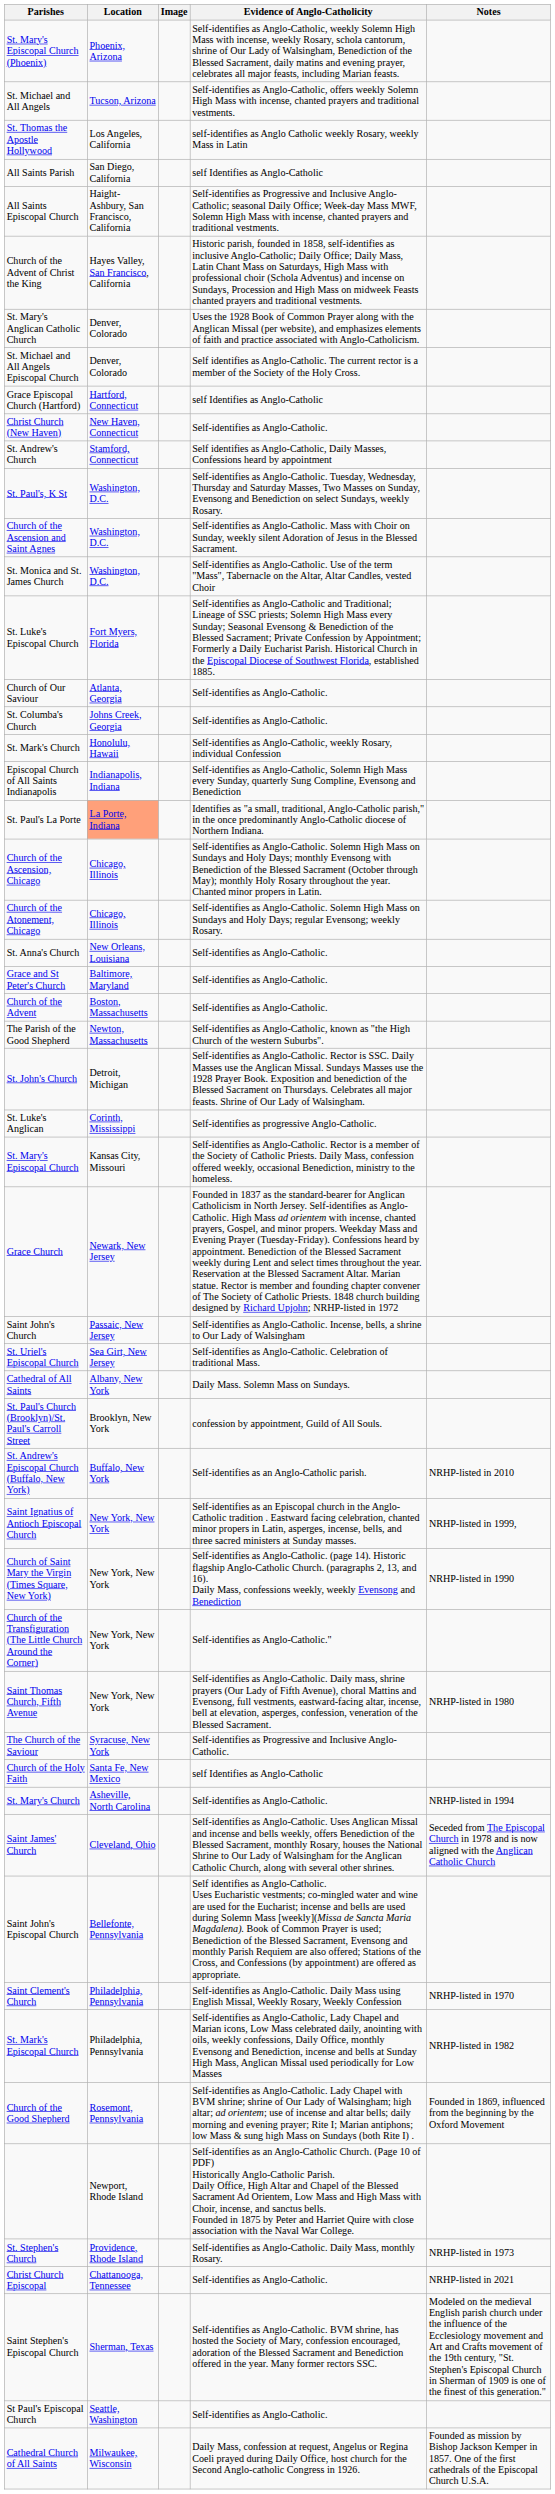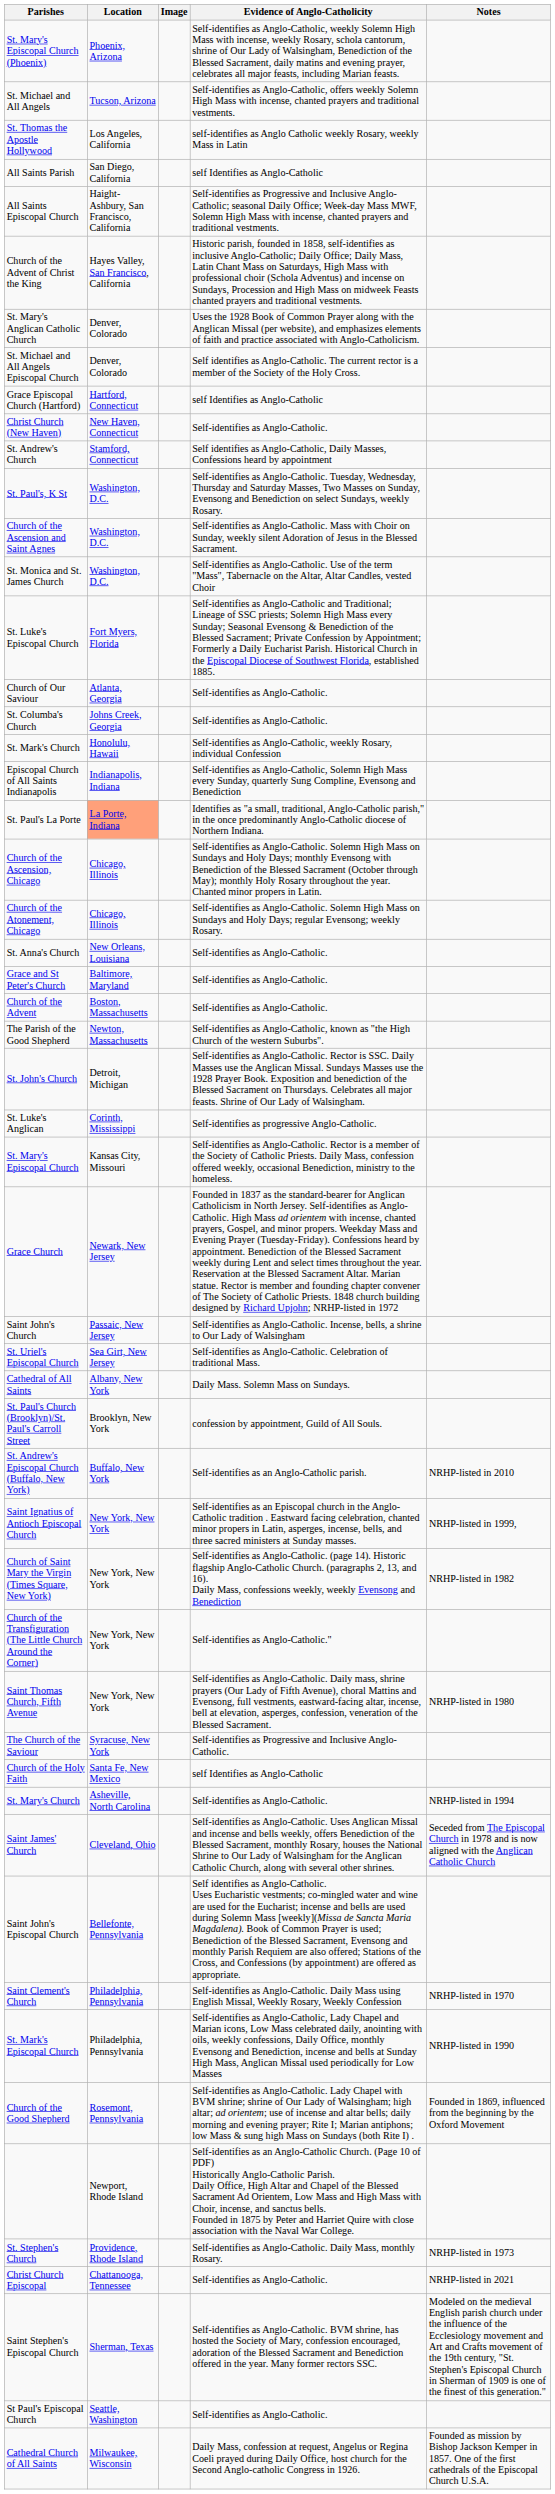(471, 1579) NRHP-listed in 1990 -> (471, 1579) NRHP-listed in 1982
(471, 2046) NRHP-listed in 1982 -> (471, 2046) NRHP-listed in 1990
